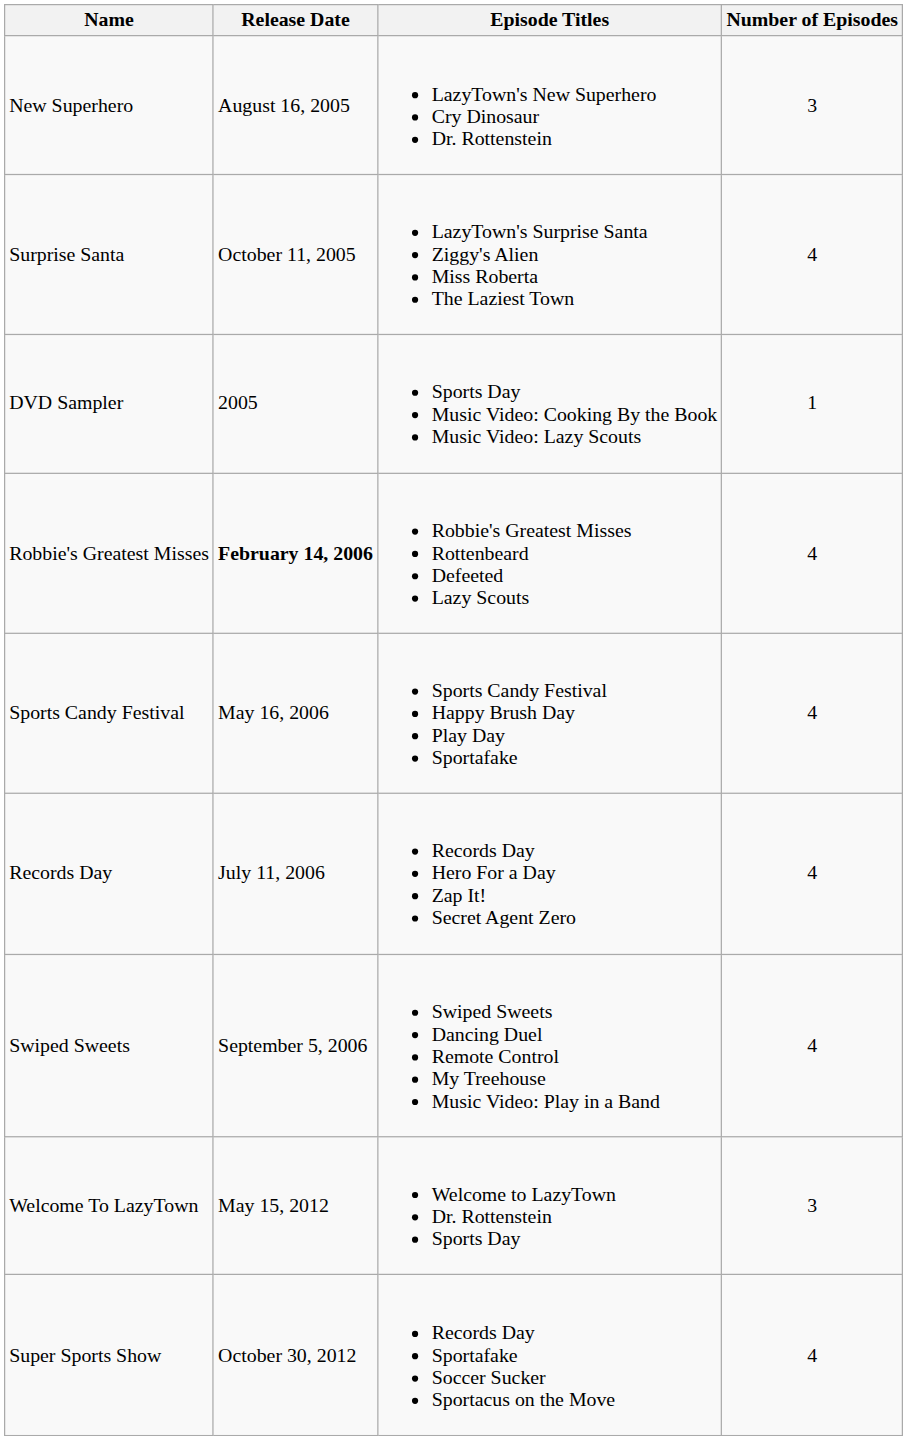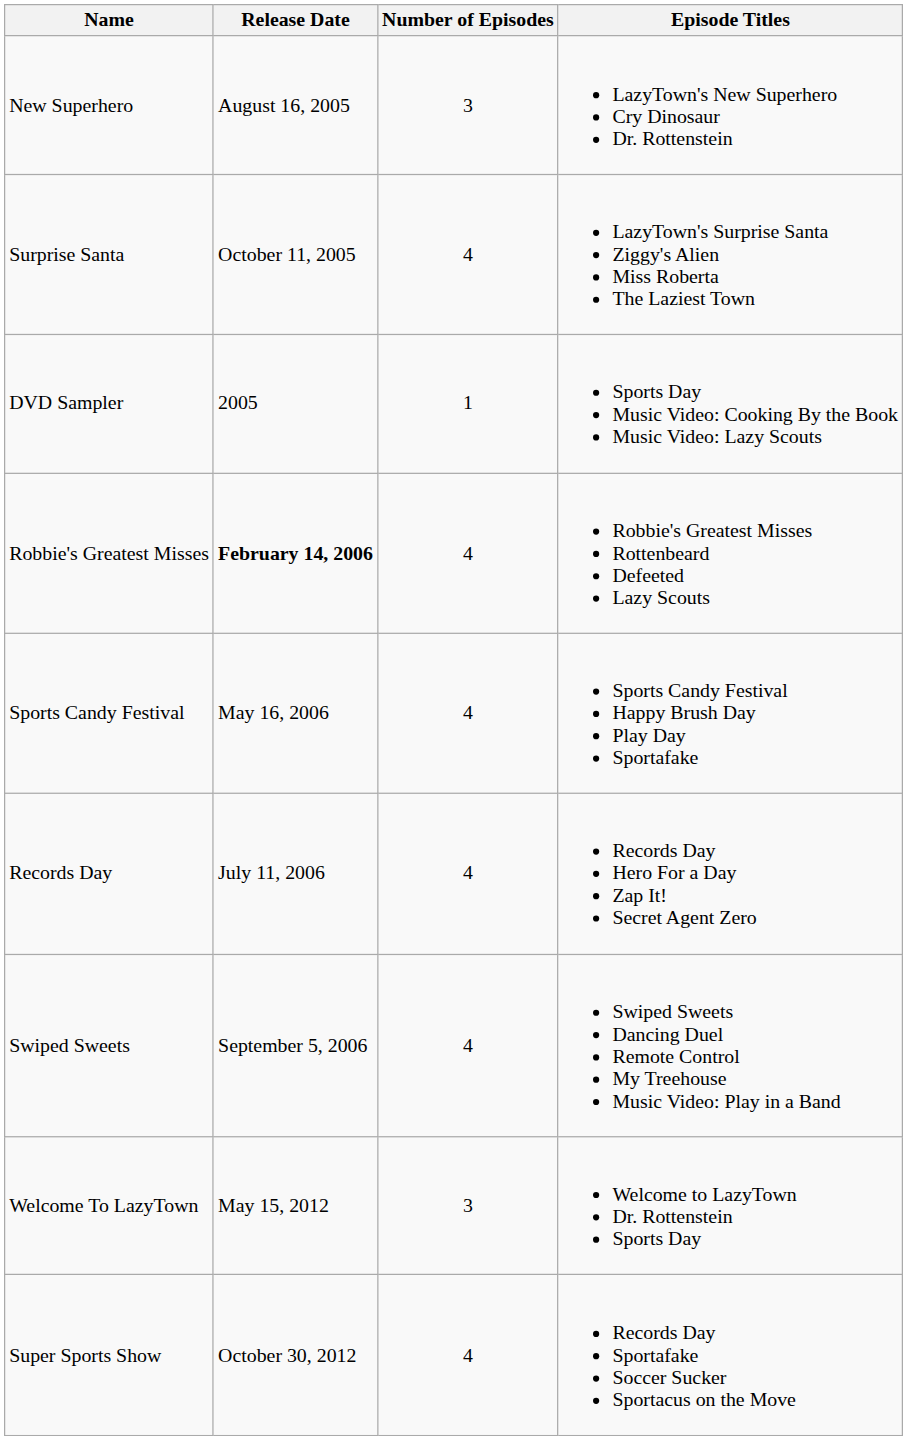columns swapped: (812, 20) <-> (550, 20)
